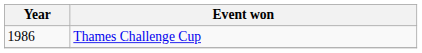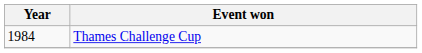(21, 36) 1986 -> (21, 36) 1984
